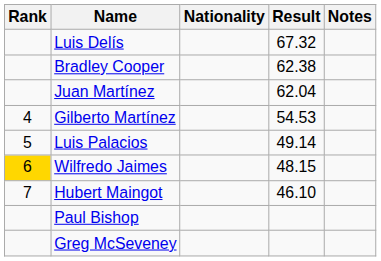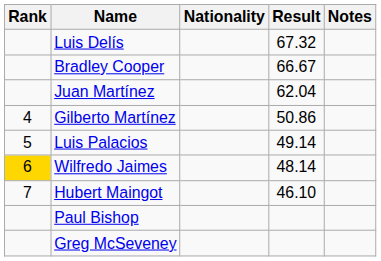(296, 67) 62.38 -> (296, 67) 66.67
(296, 117) 54.53 -> (296, 117) 50.86
(296, 167) 48.15 -> (296, 167) 48.14
